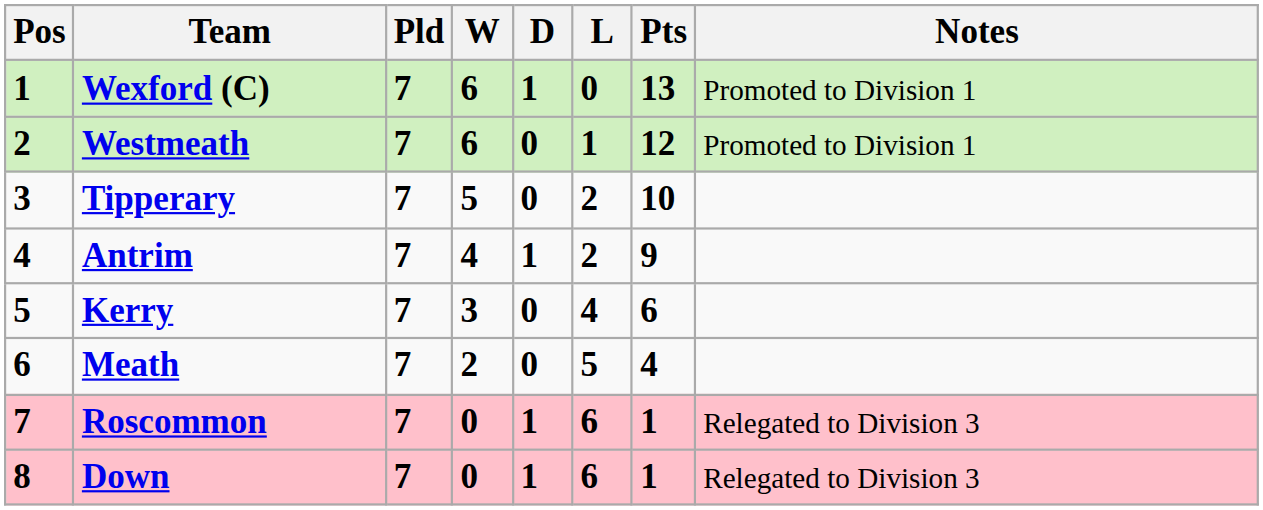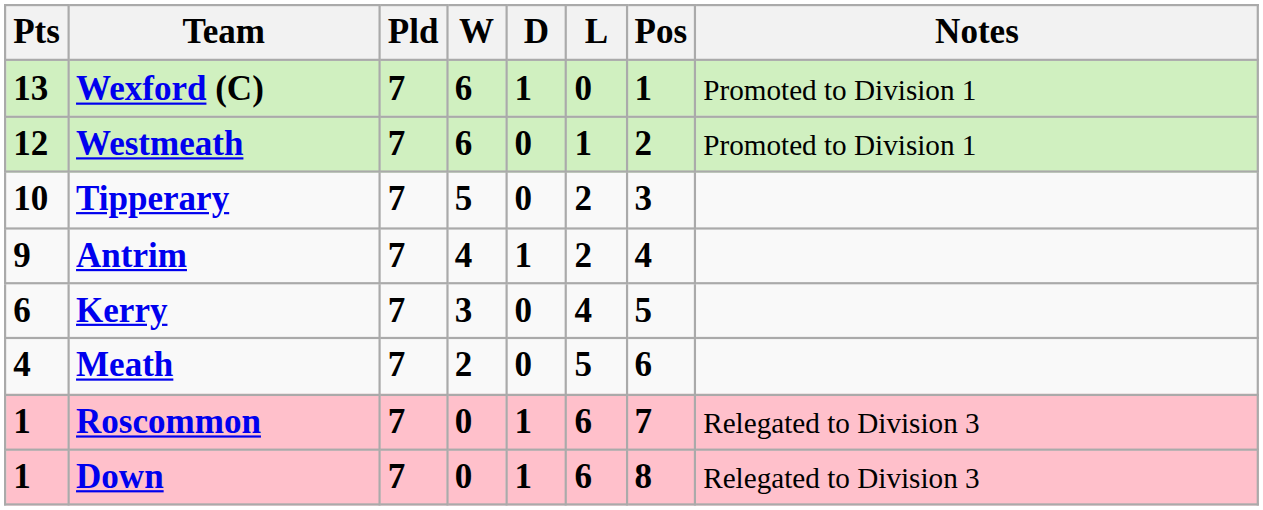columns swapped: (39, 32) <-> (664, 32)
